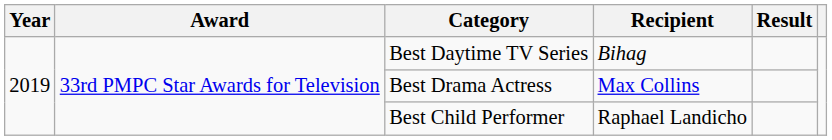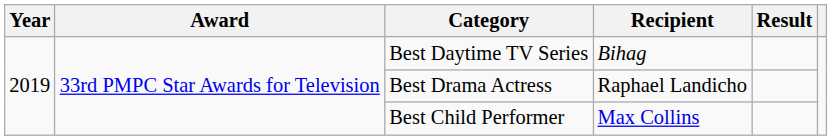(648, 85) Max Collins -> (672, 85) Raphael Landicho
(672, 118) Raphael Landicho -> (648, 118) Max Collins
